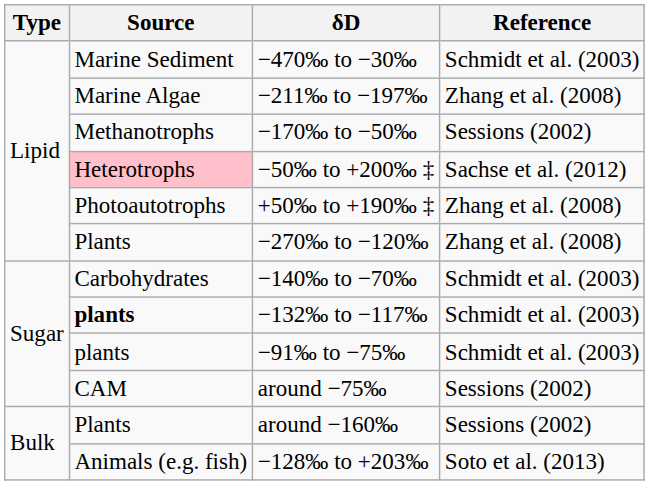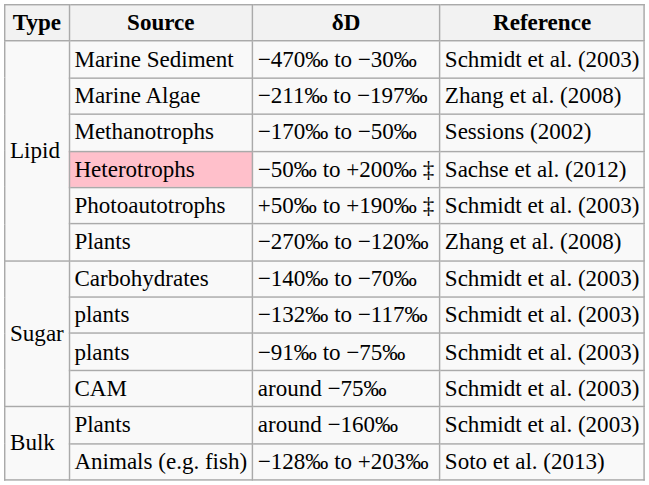(533, 205) Zhang et al. (2008) -> (542, 205) Schmidt et al. (2003)
(104, 315) bold -> (102, 315) normal
(518, 388) Sessions (2002) -> (542, 388) Schmidt et al. (2003)
(518, 424) Sessions (2002) -> (542, 424) Schmidt et al. (2003)
